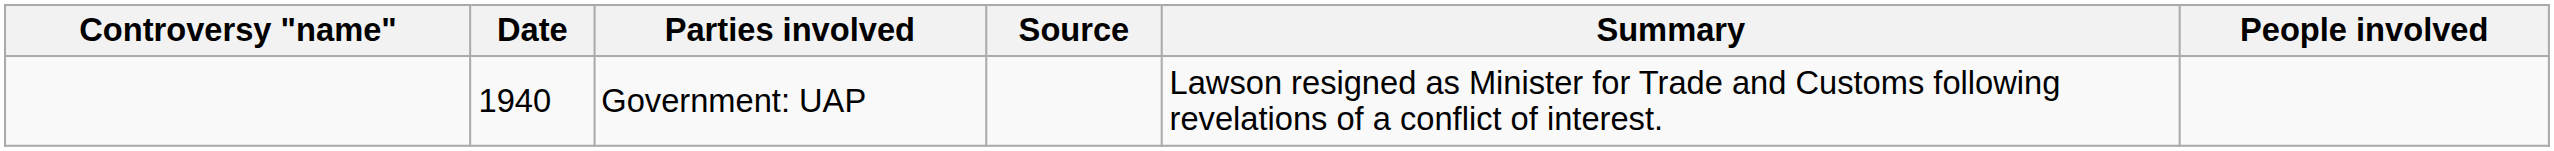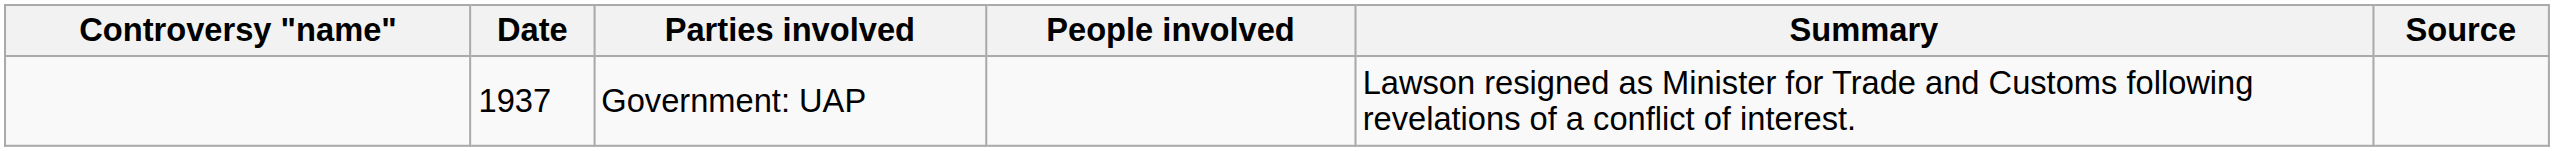columns swapped: (2364, 30) <-> (1074, 30)
(515, 100) 1940 -> (515, 100) 1937
